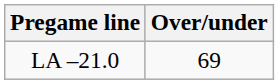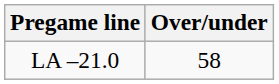(209, 60) 69 -> (209, 60) 58
